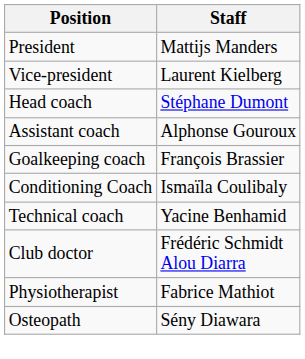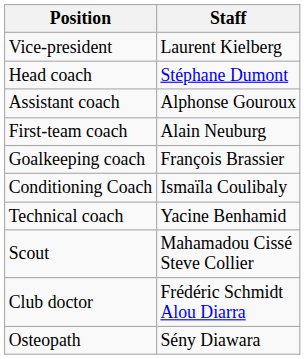- row: (42, 46)
+ row: (68, 131)
+ row: (29, 253)
- row: (63, 292)
